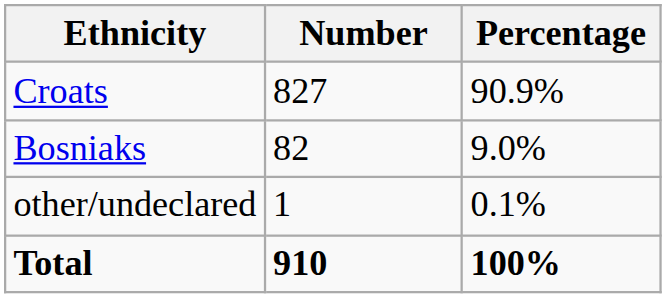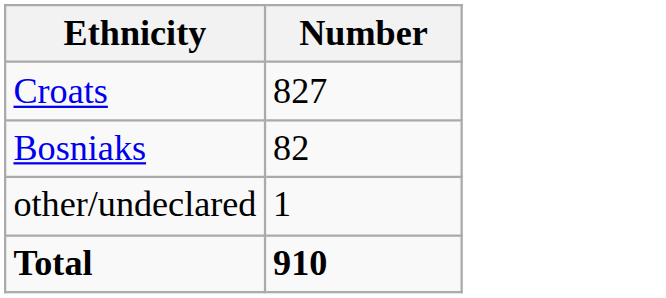- column: (561, 33)
